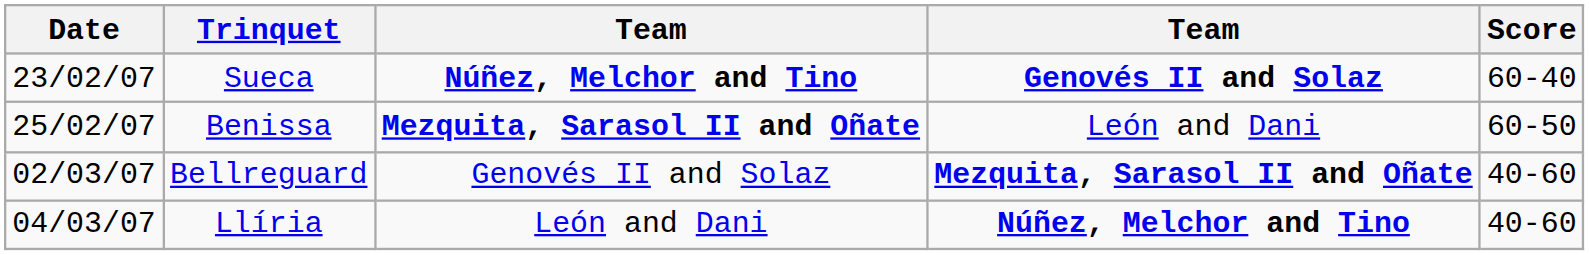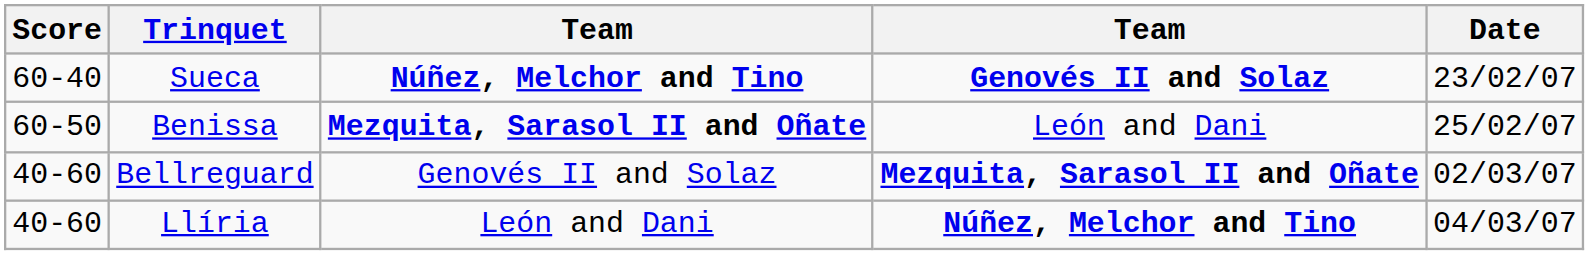columns swapped: (84, 30) <-> (1532, 30)
